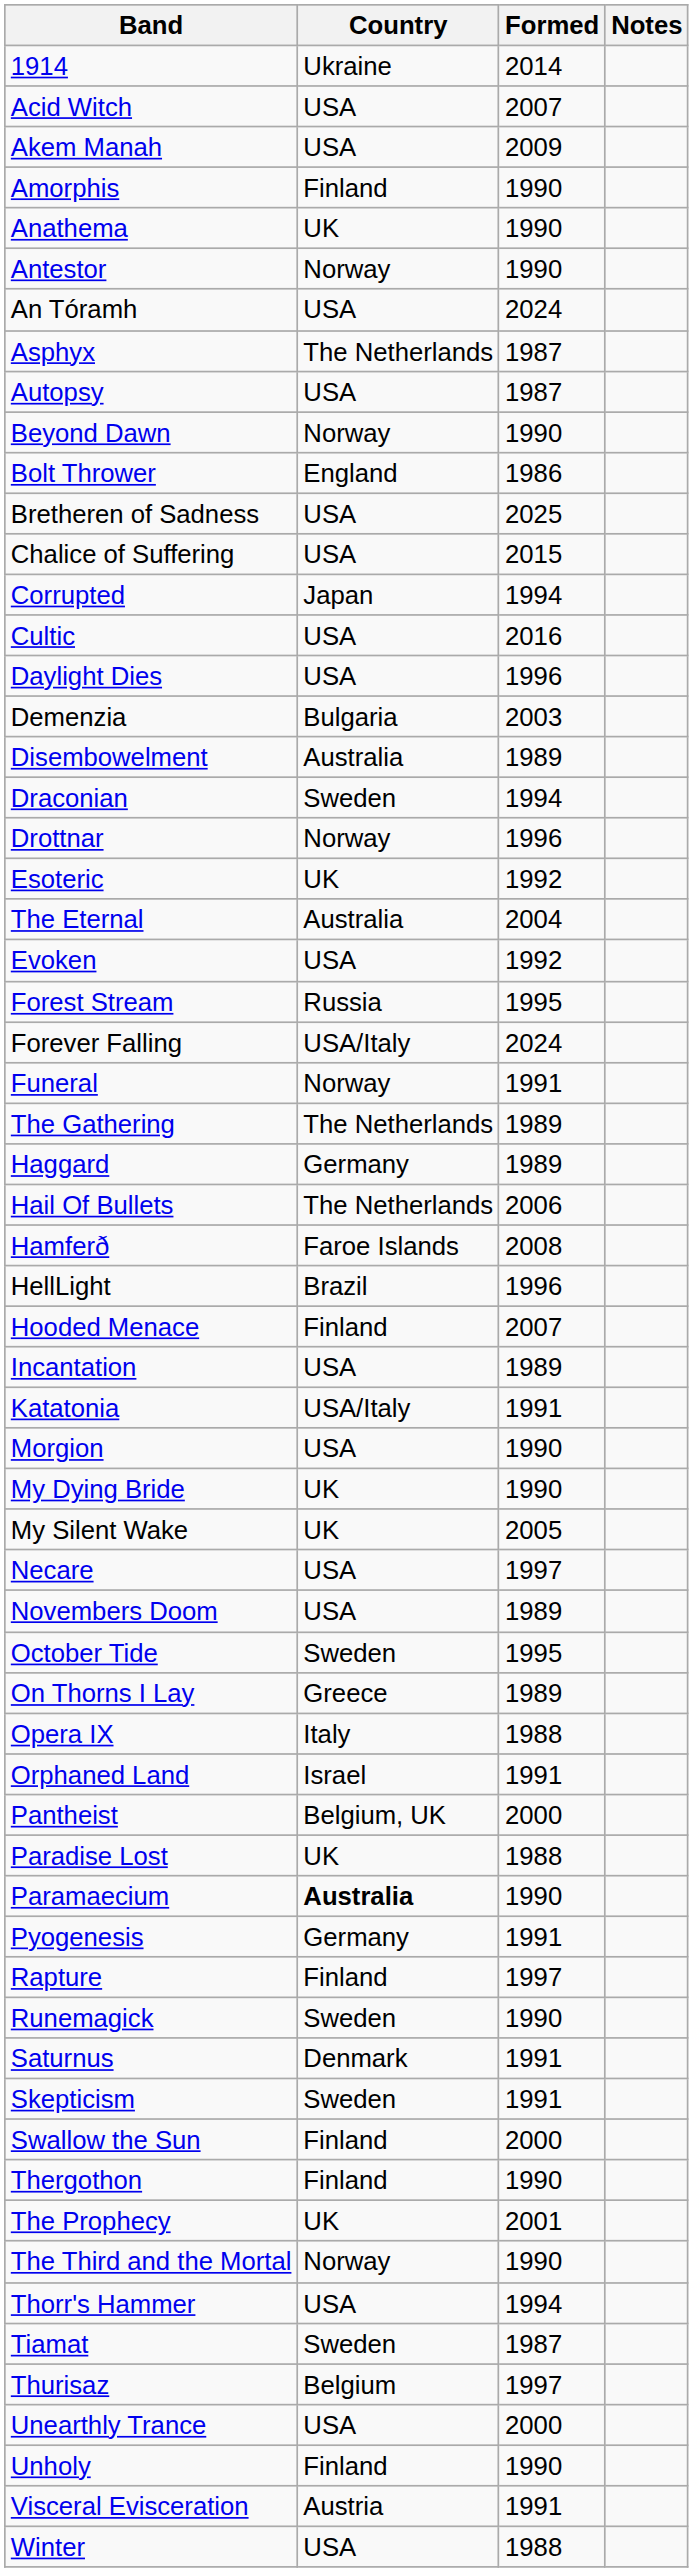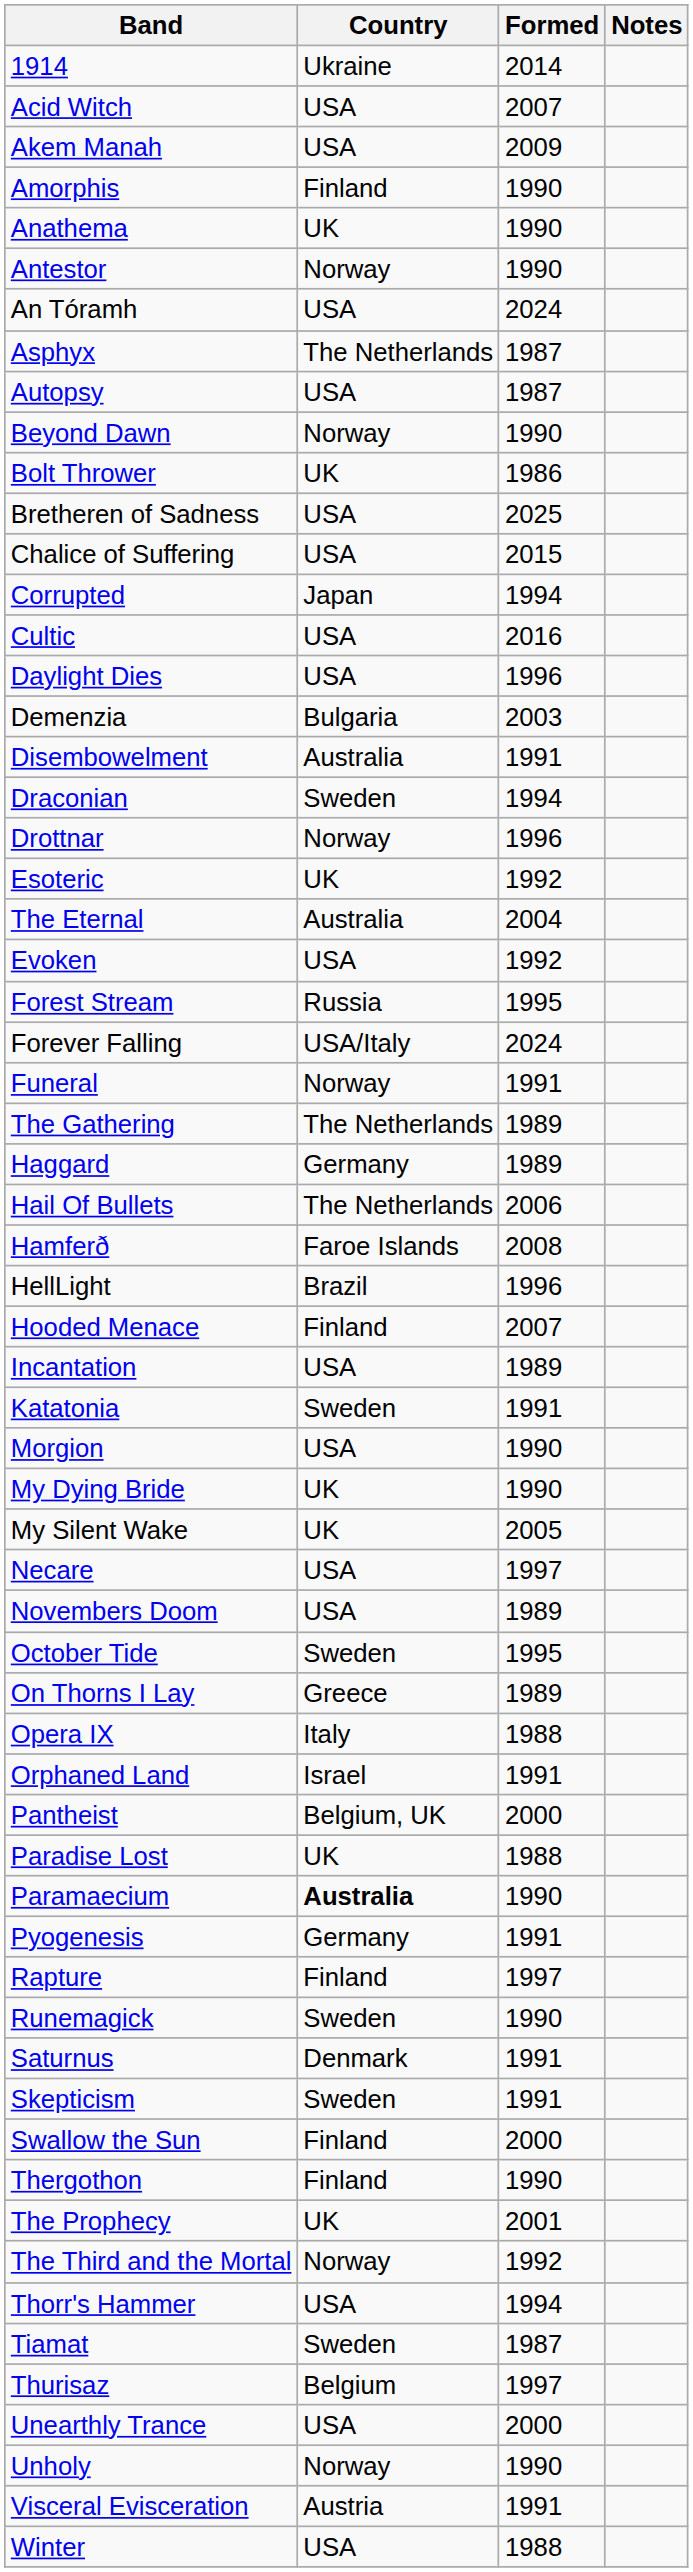(350, 473) England -> (321, 473) UK
(534, 757) 1989 -> (534, 757) 1991
(357, 1408) USA/Italy -> (350, 1408) Sweden
(534, 2262) 1990 -> (534, 2262) 1992
(345, 2465) Finland -> (347, 2465) Norway
